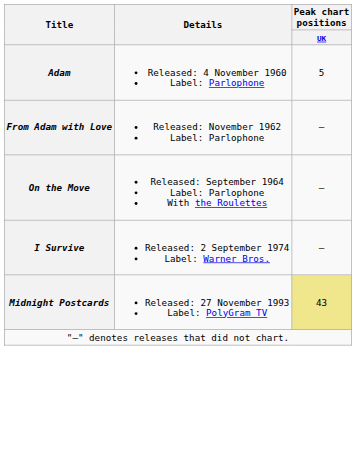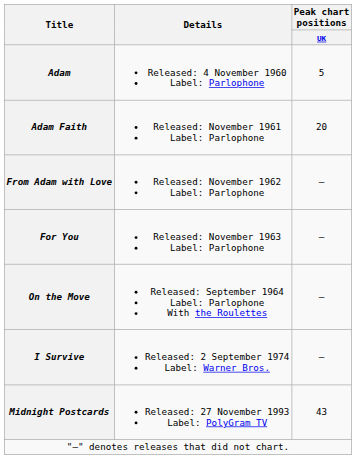+ row: (59, 127)
+ row: (59, 237)
(322, 302) khaki background -> (322, 412) no background
